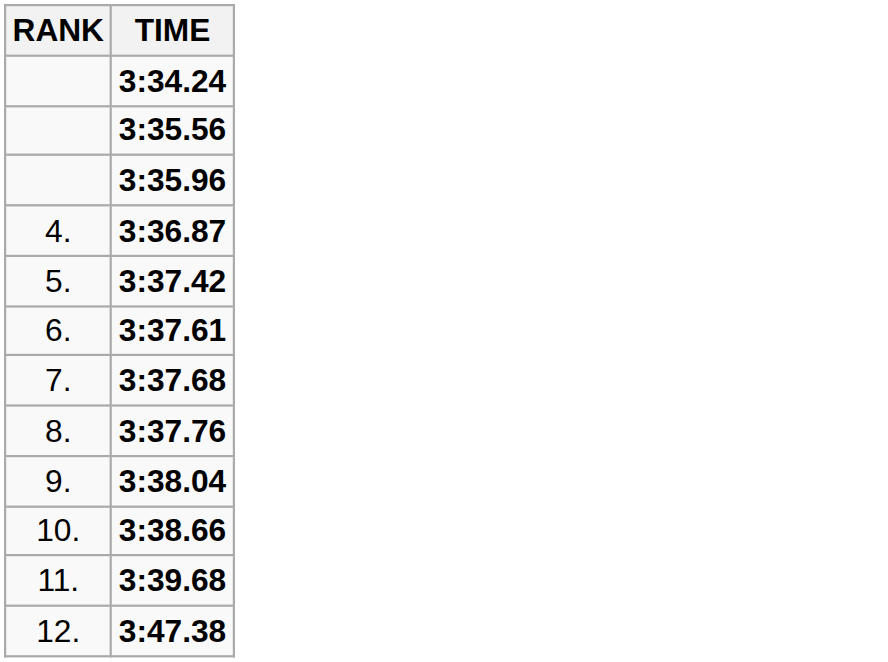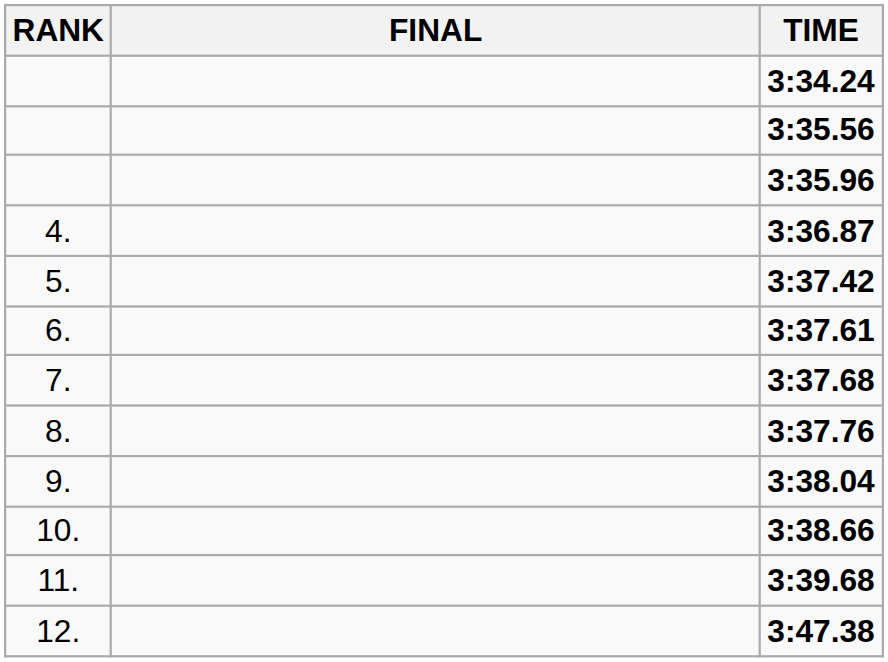+ column: (436, 31)
